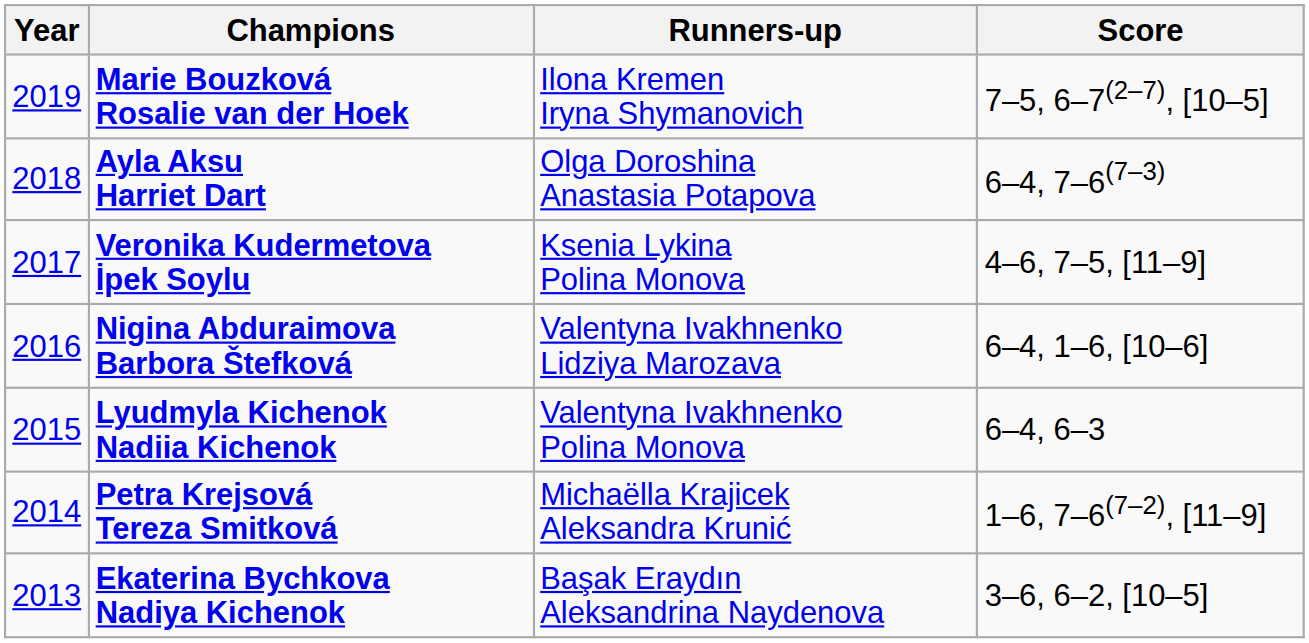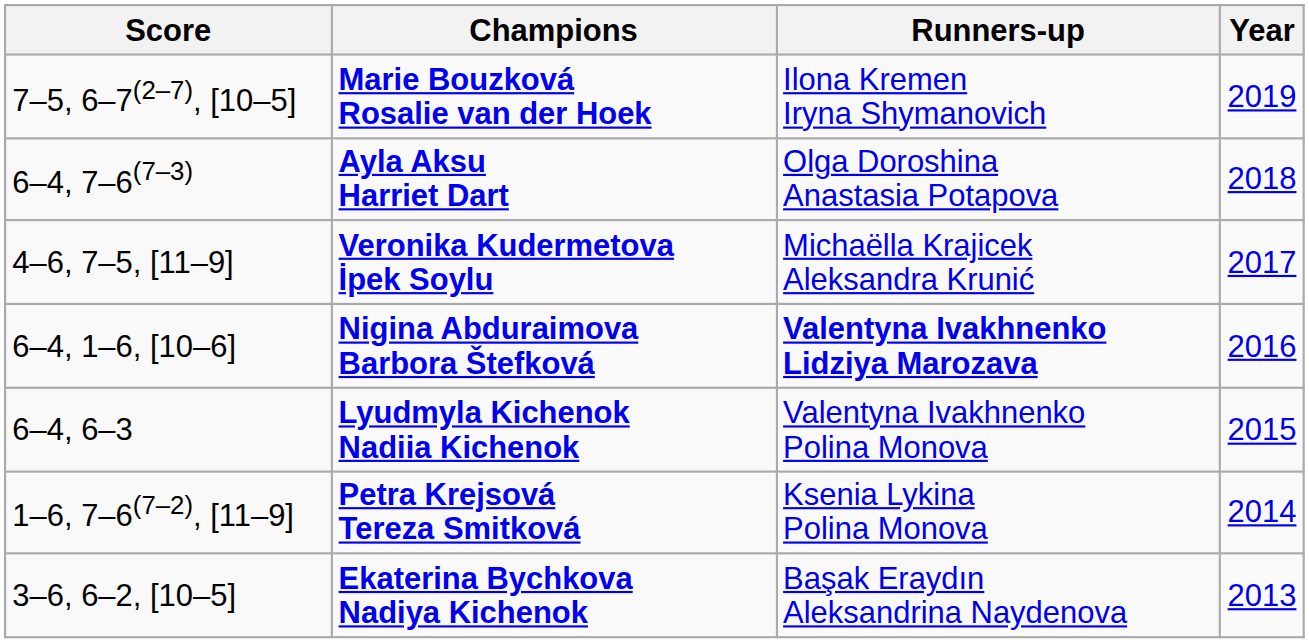columns swapped: (47, 30) <-> (1141, 30)
(643, 263) Ksenia Lykina Polina Monova -> (909, 263) Michaëlla Krajicek Aleksandra Krunić
(691, 346) normal -> (945, 346) bold
(666, 513) Michaëlla Krajicek Aleksandra Krunić -> (885, 513) Ksenia Lykina Polina Monova
